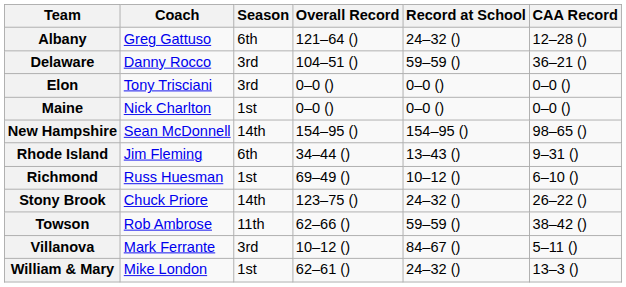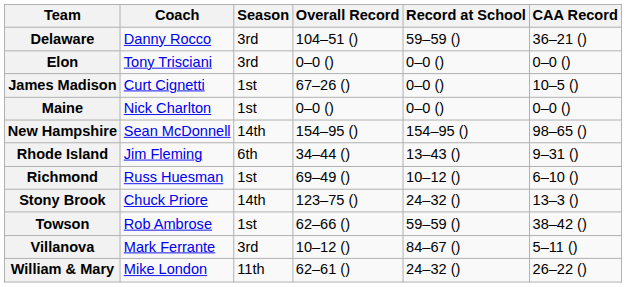- row: (62, 39)
+ row: (62, 85)
(560, 200) 26–22 () -> (556, 200) 13–3 ()
(251, 223) 11th -> (247, 223) 1st
(247, 270) 1st -> (251, 270) 11th
(556, 270) 13–3 () -> (560, 270) 26–22 ()
